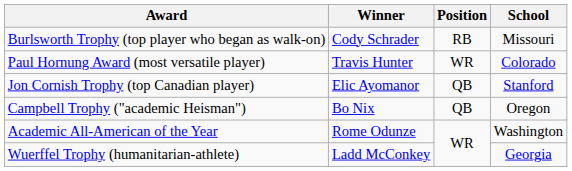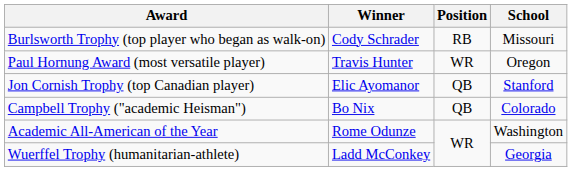(528, 62) Colorado -> (528, 62) Oregon
(528, 108) Oregon -> (528, 108) Colorado
